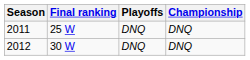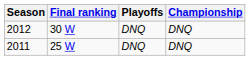rows swapped: (18, 30) <-> (19, 47)
